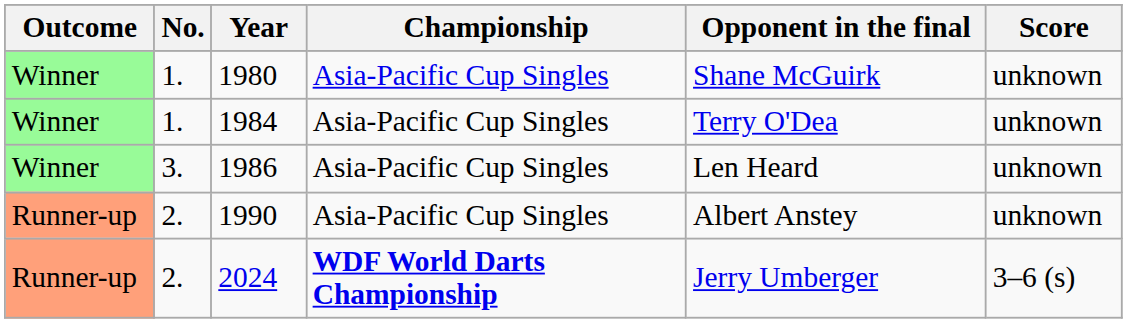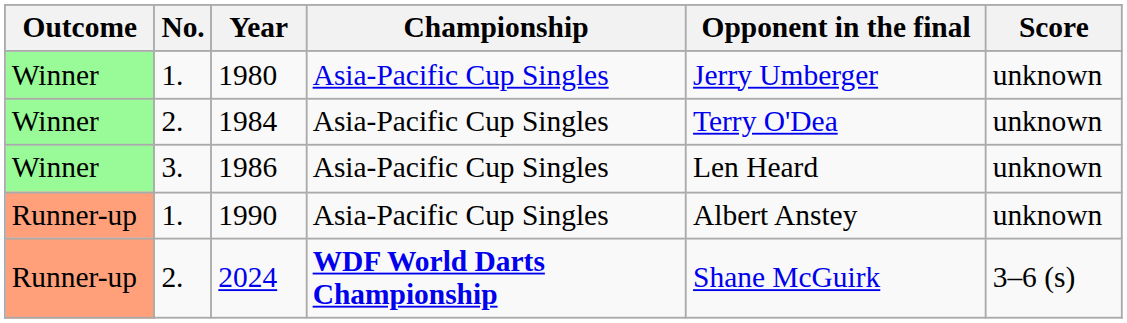(787, 74) Shane McGuirk -> (786, 74) Jerry Umberger
(172, 121) 1. -> (172, 121) 2.
(172, 214) 2. -> (172, 214) 1.
(786, 277) Jerry Umberger -> (787, 277) Shane McGuirk
